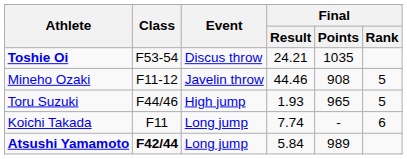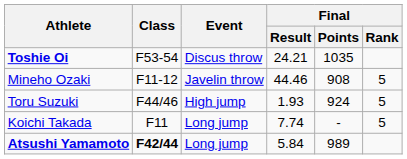(338, 101) 965 -> (338, 101) 924
(382, 122) 6 -> (382, 122) 5
